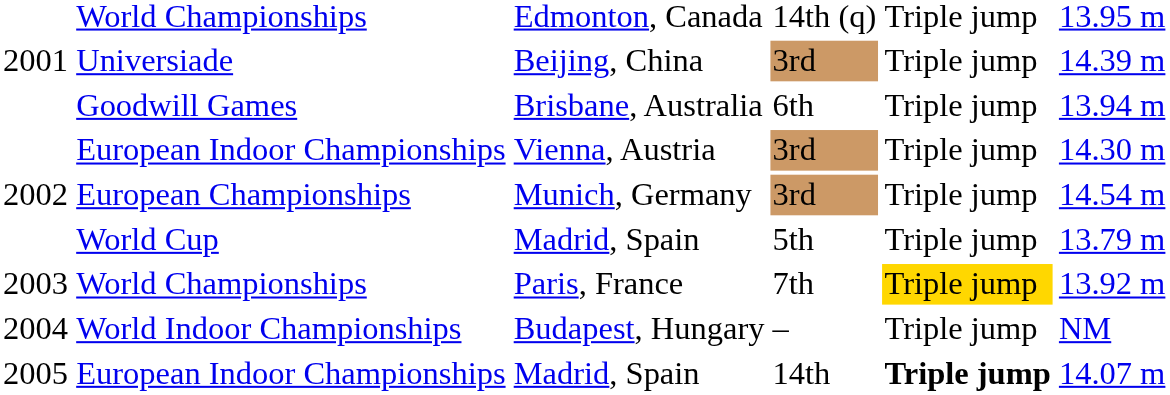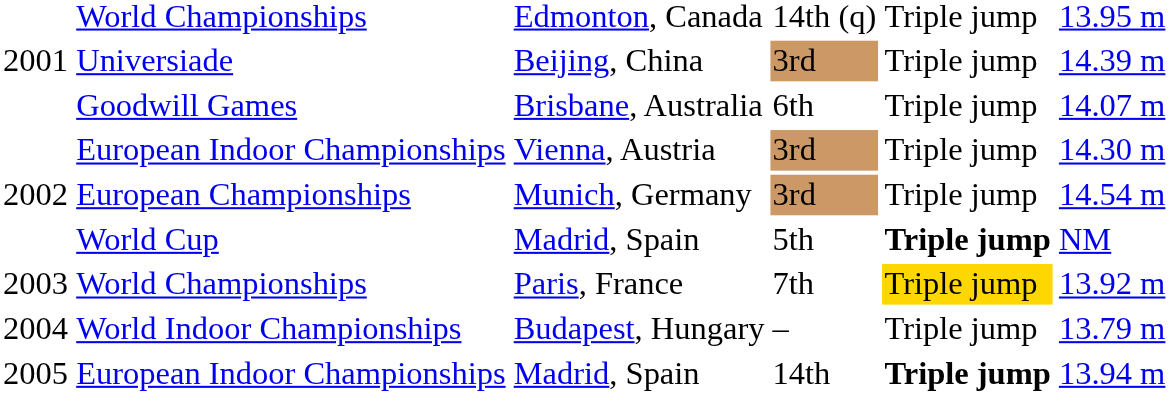(1112, 105) 13.94 m -> (1112, 105) 14.07 m
(961, 239) normal -> (968, 239) bold
(1112, 239) 13.79 m -> (1085, 239) NM
(1085, 328) NM -> (1112, 328) 13.79 m
(1112, 373) 14.07 m -> (1112, 373) 13.94 m
